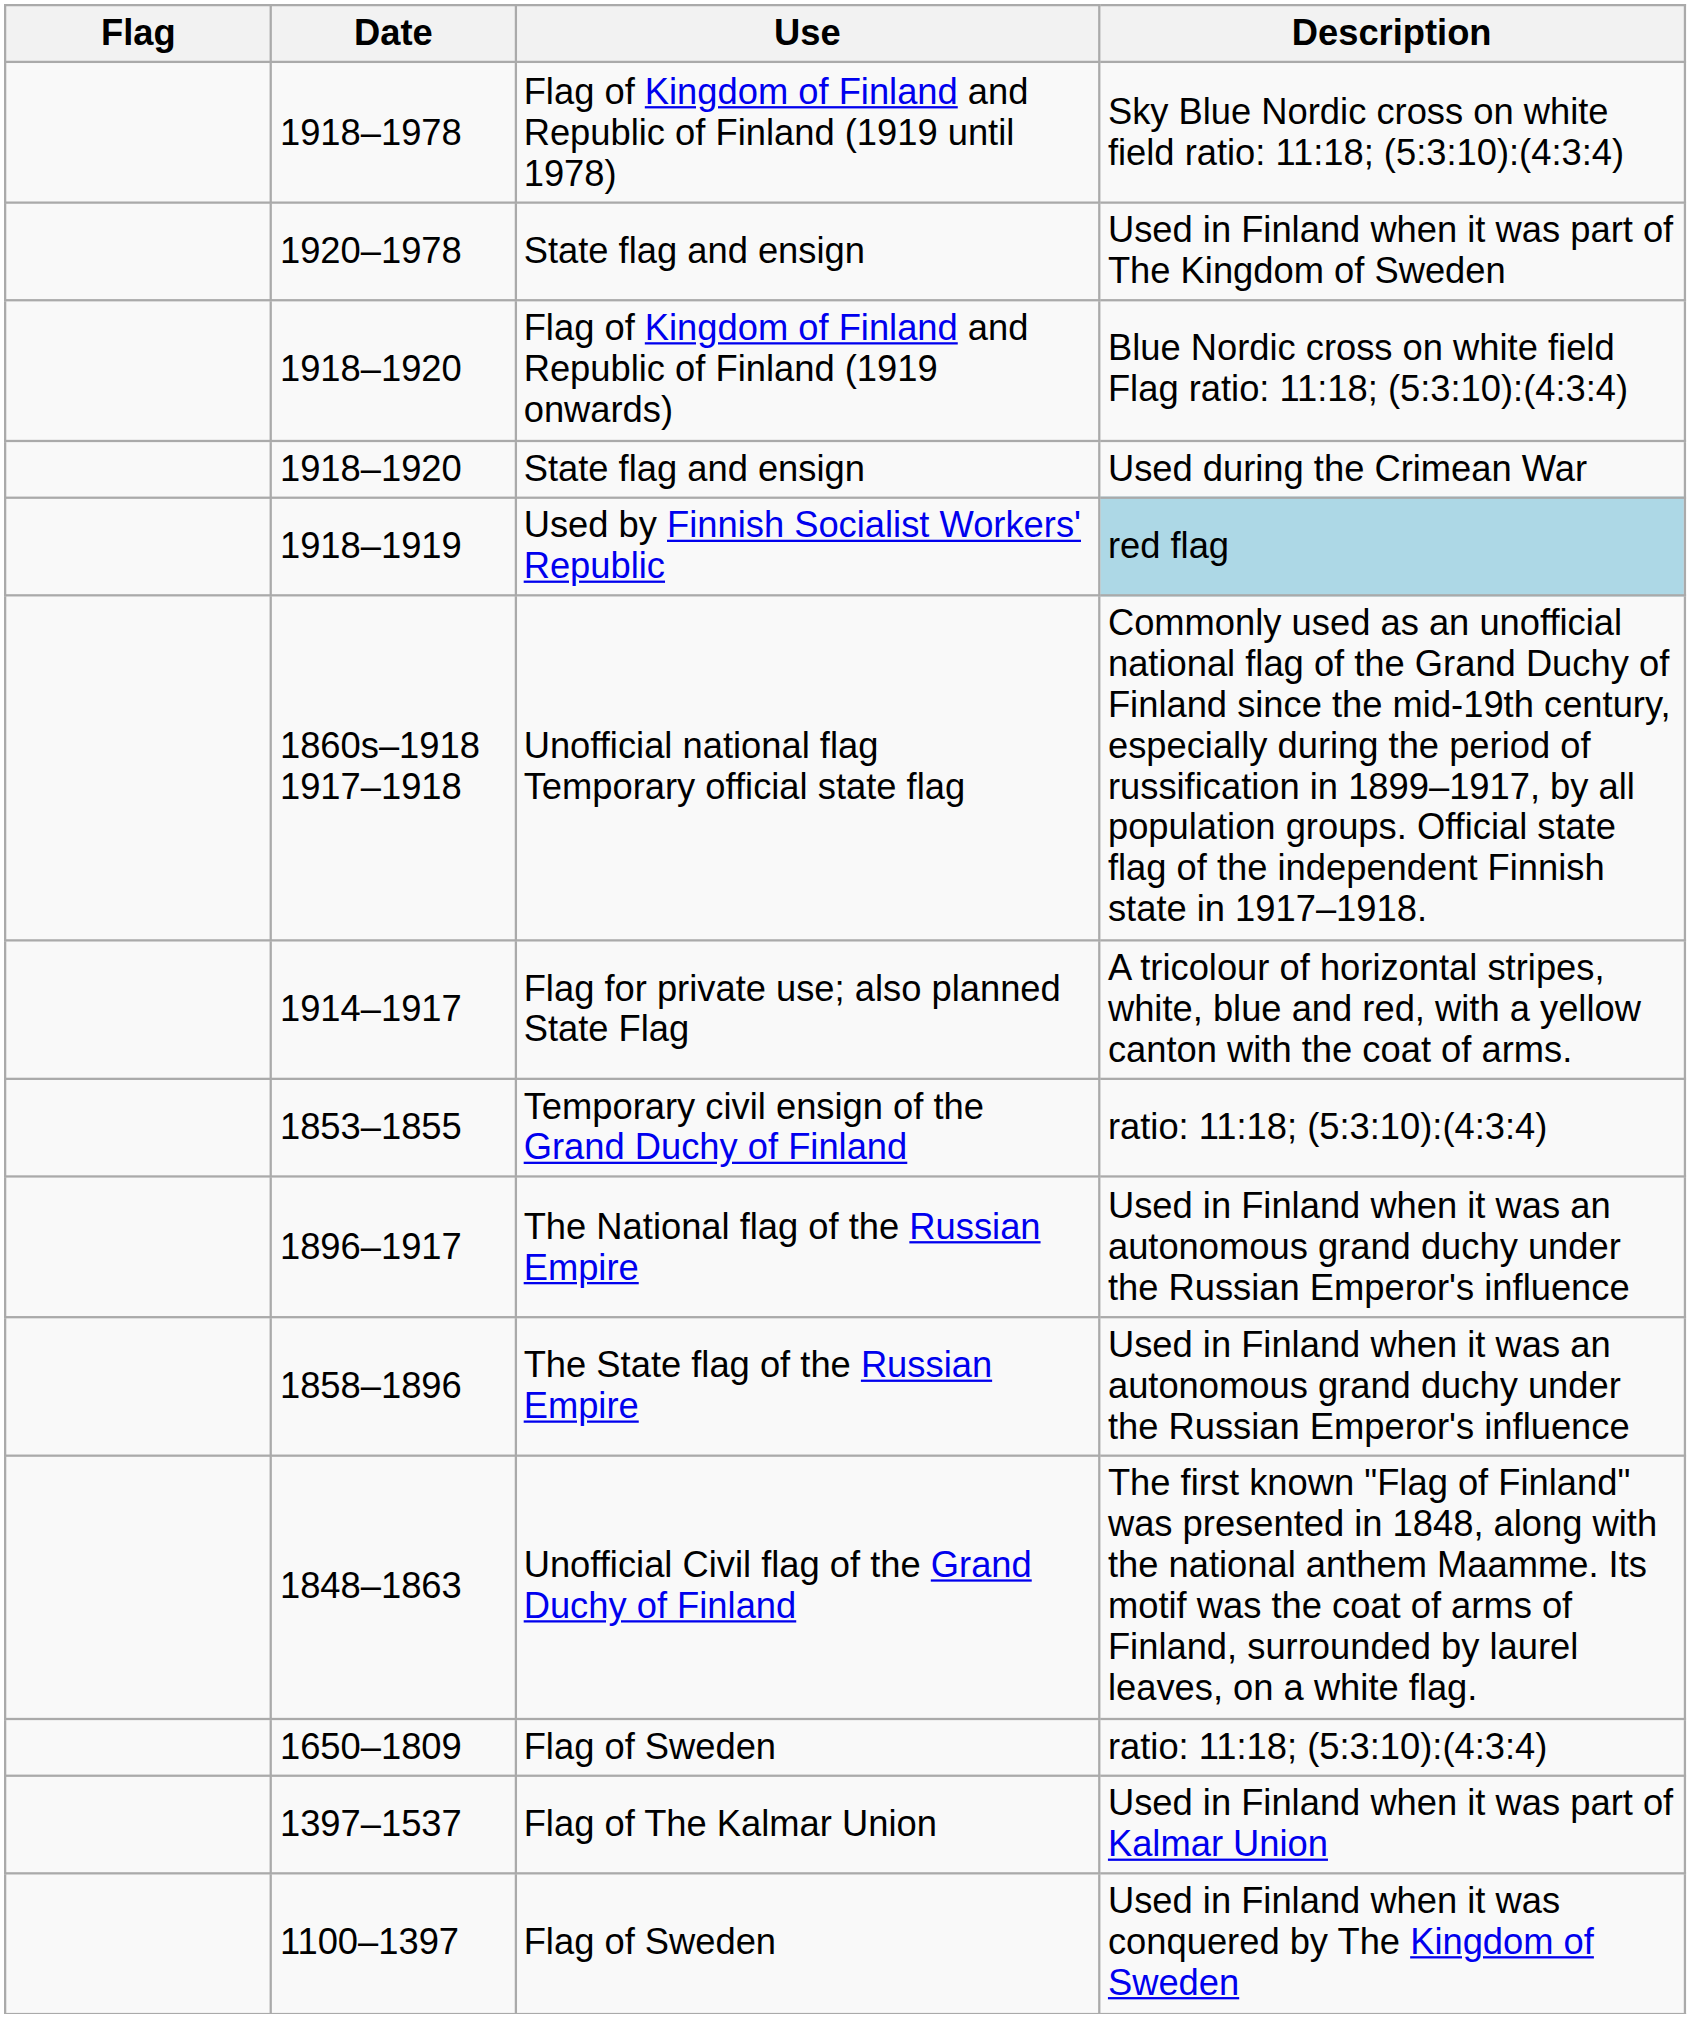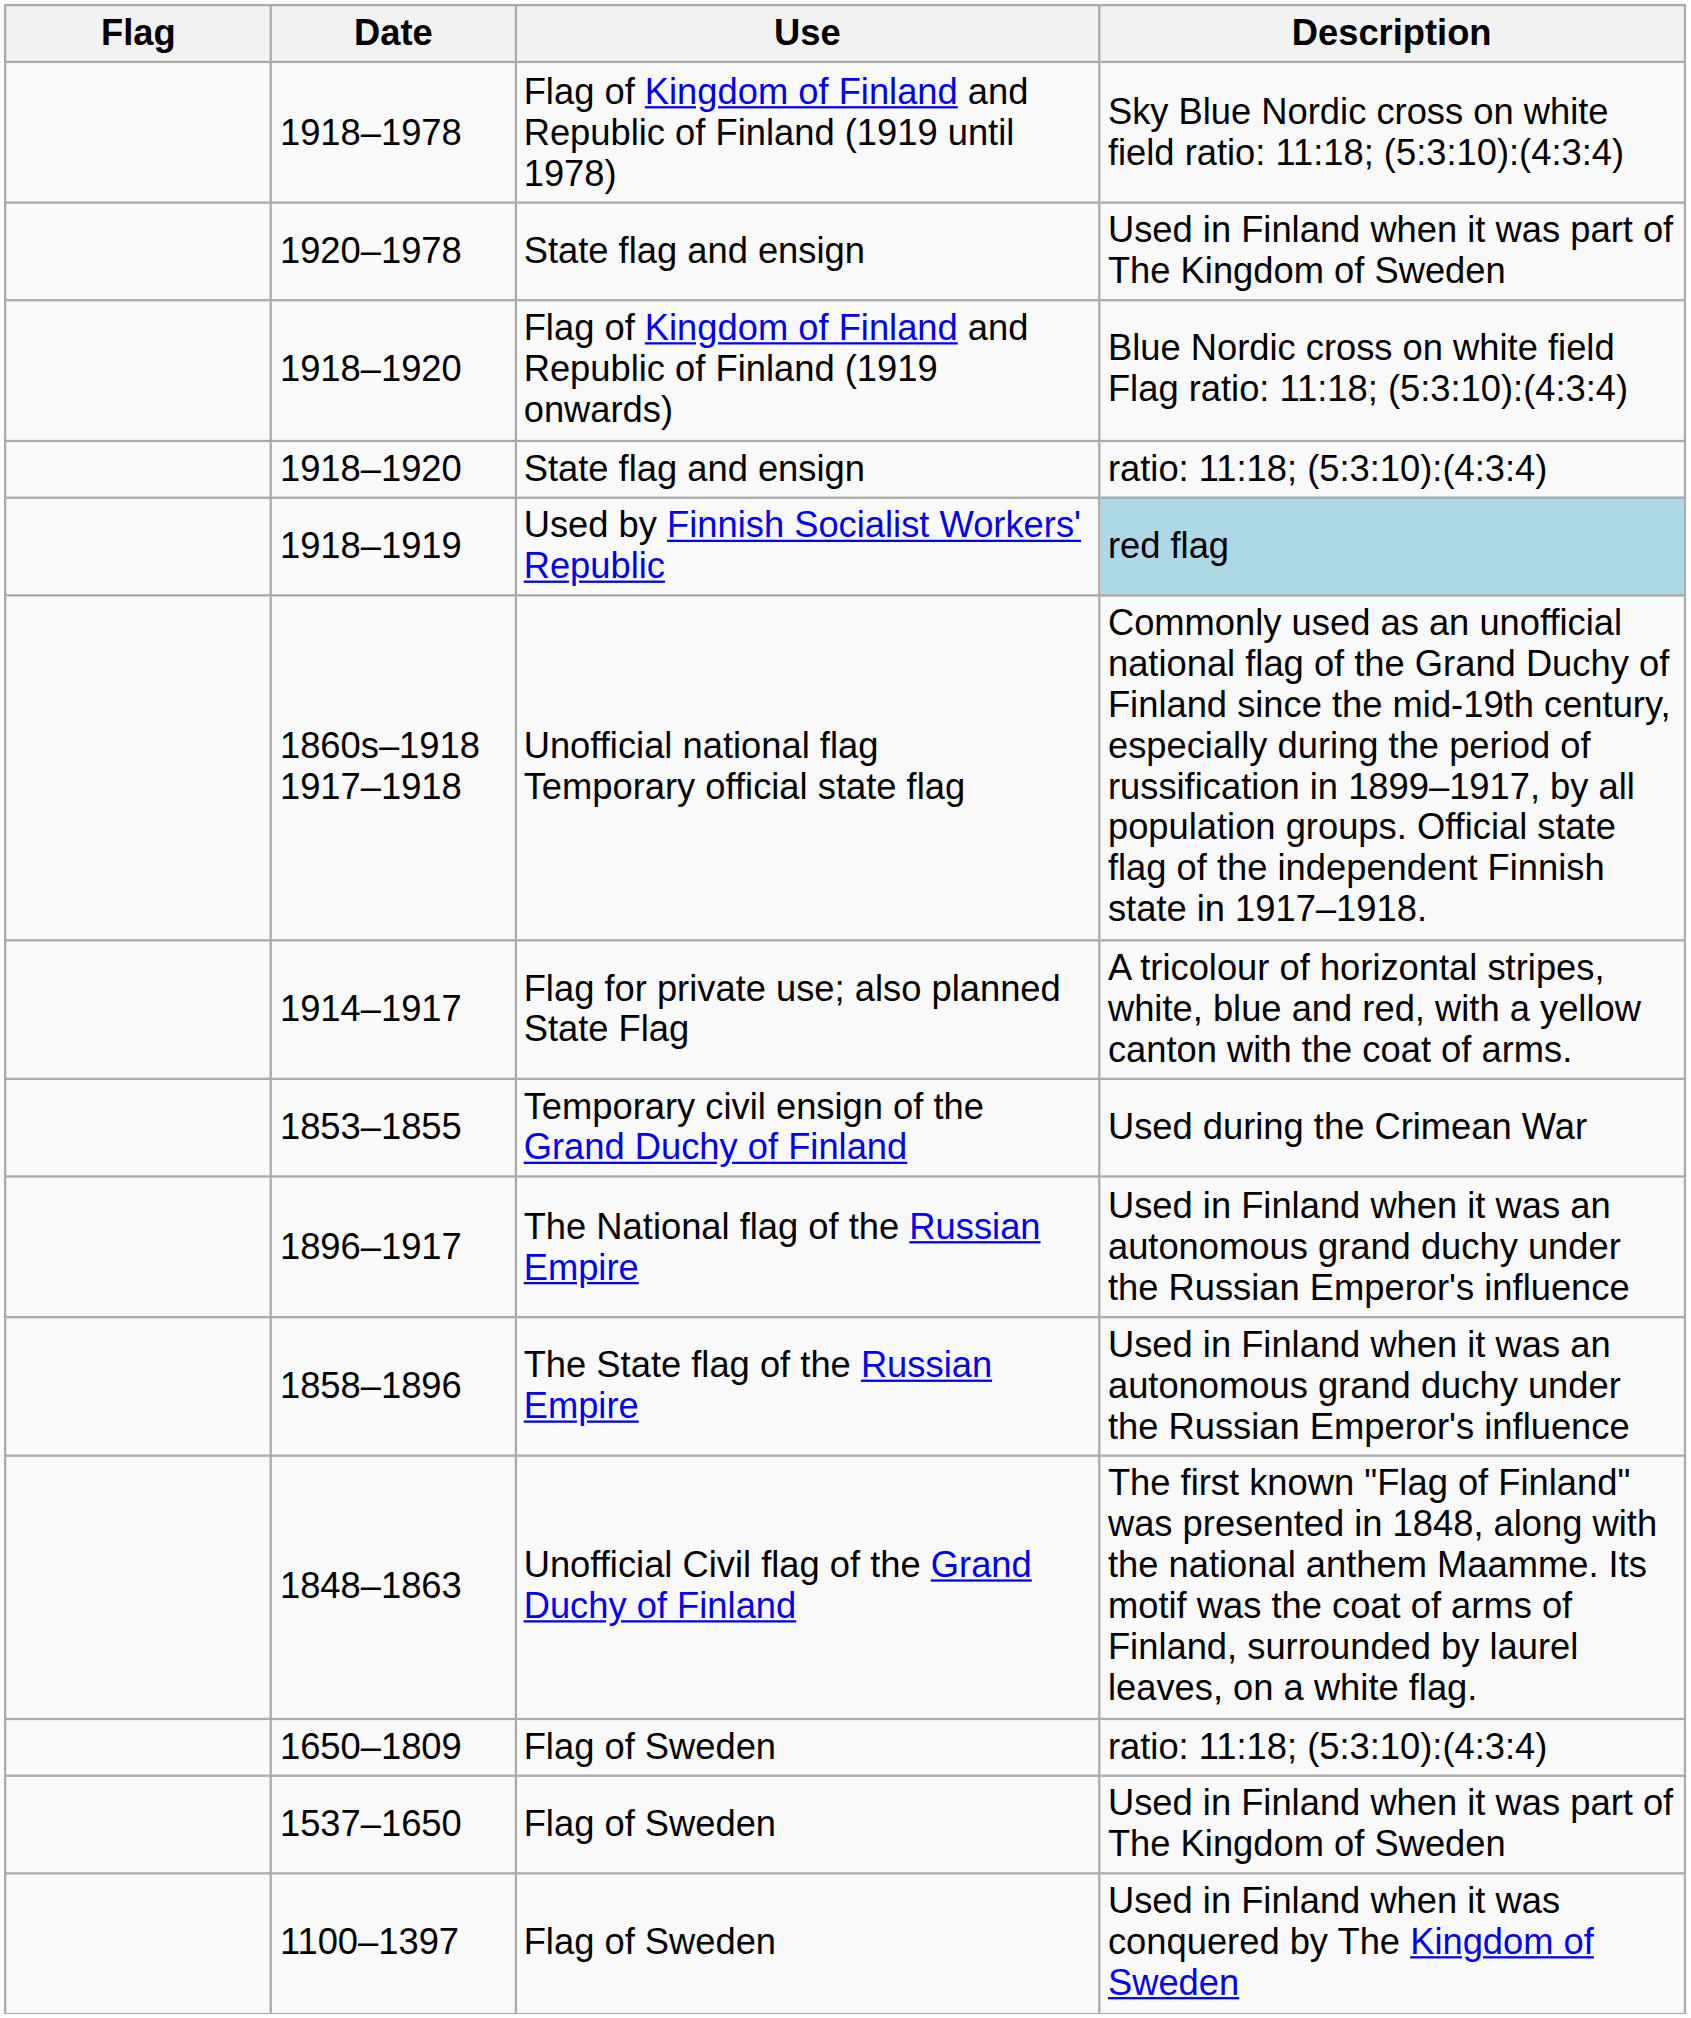(1347, 468) Used during the Crimean War -> (1328, 468) ratio: 11:18; (5:3:10):(4:3:4)
(1328, 1127) ratio: 11:18; (5:3:10):(4:3:4) -> (1347, 1127) Used during the Crimean War
+ row: (371, 1824)
- row: (371, 1824)
